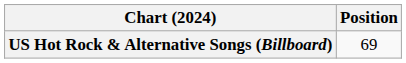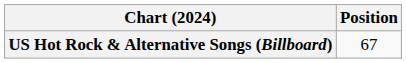(369, 44) 69 -> (369, 44) 67
